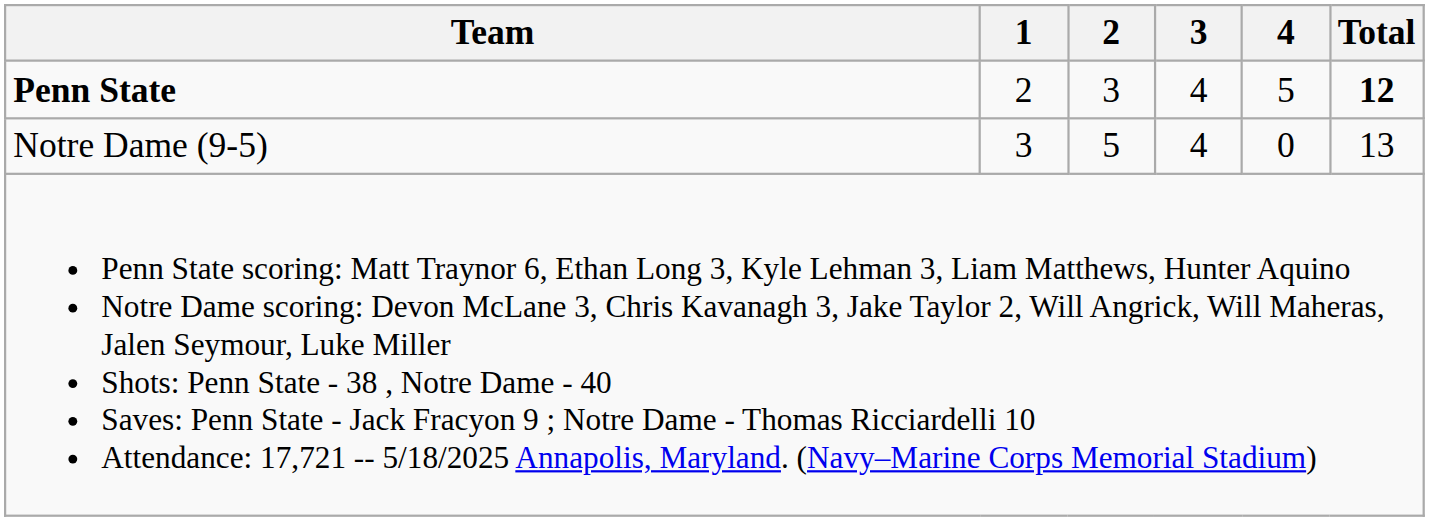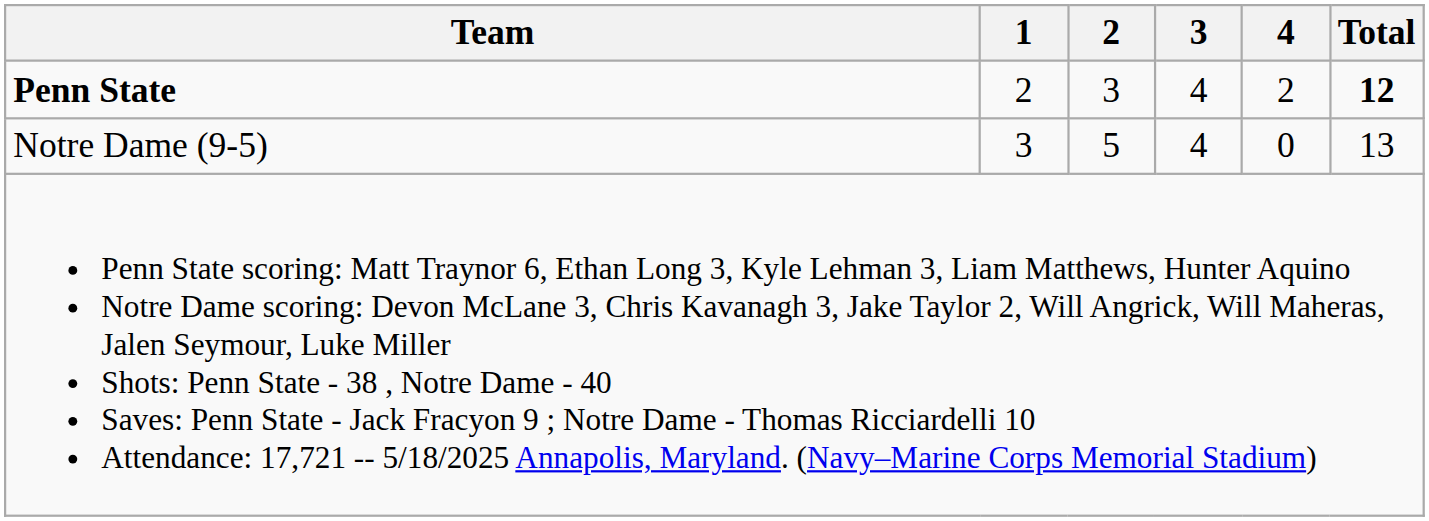(1286, 88) 5 -> (1286, 88) 2
